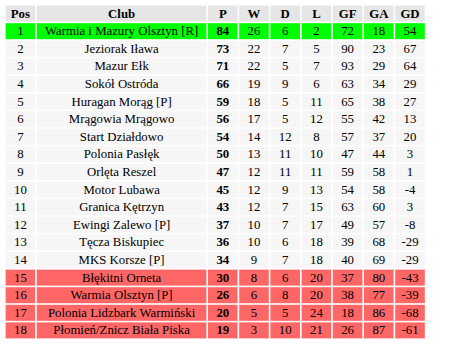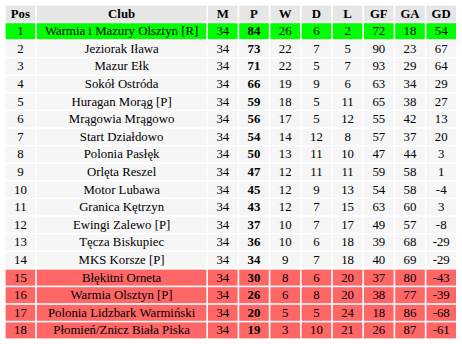+ column: (223, 13)
